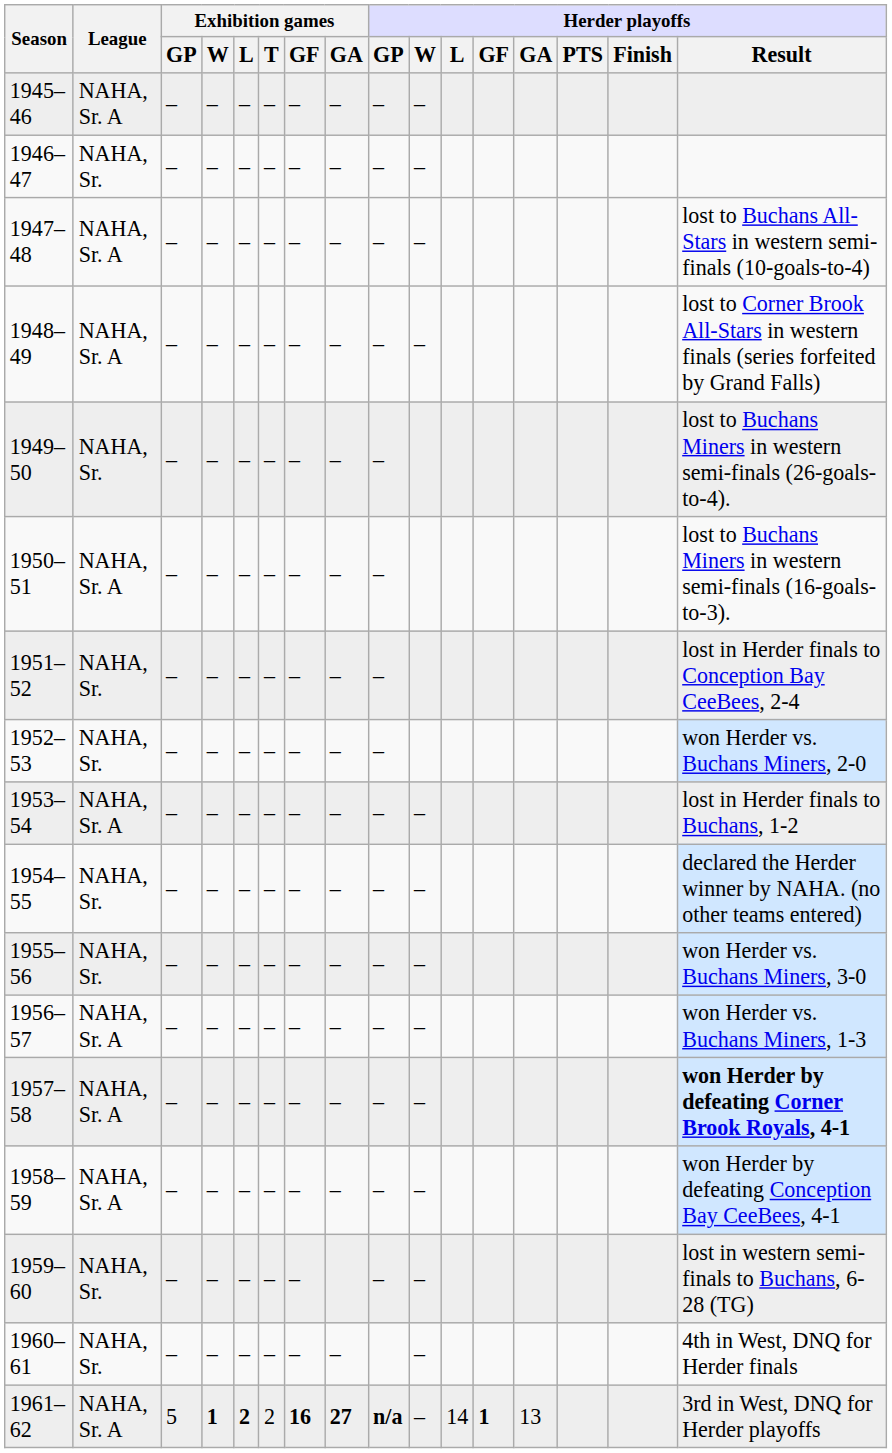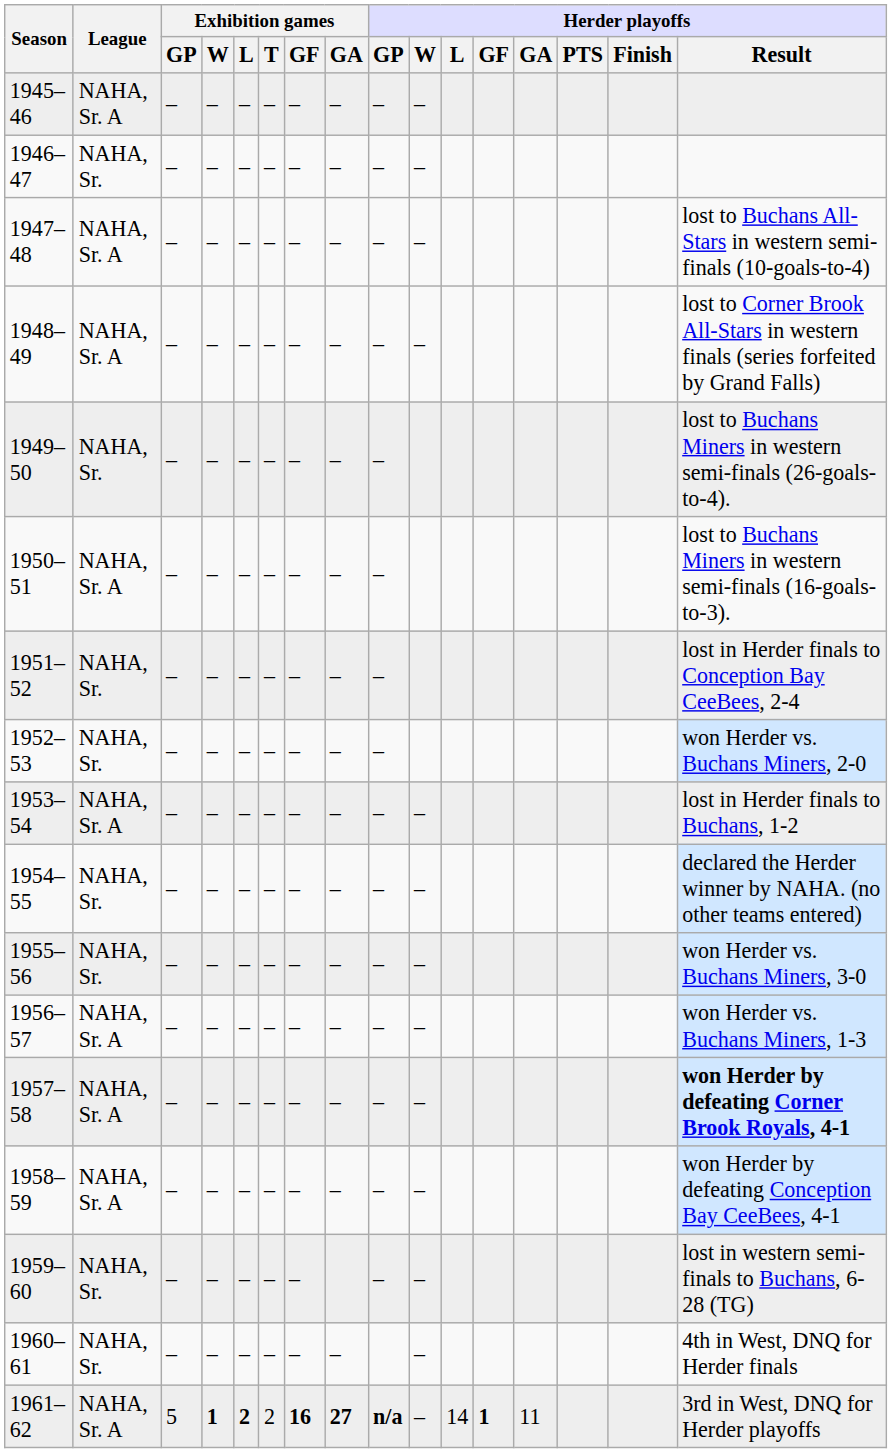(530, 1416) 13 -> (530, 1416) 11
